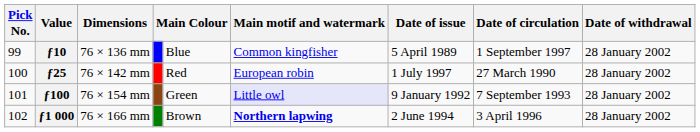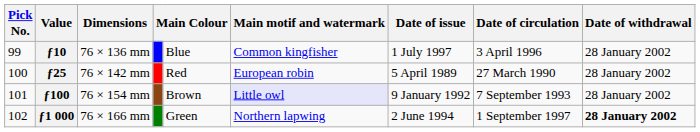(424, 51) 5 April 1989 -> (421, 51) 1 July 1997
(523, 51) 1 September 1997 -> (509, 51) 3 April 1996
(421, 73) 1 July 1997 -> (424, 73) 5 April 1989
(182, 94) Green -> (183, 94) Brown
(183, 115) Brown -> (182, 115) Green
(283, 115) bold -> (279, 115) normal
(509, 115) 3 April 1996 -> (523, 115) 1 September 1997
(628, 115) normal -> (631, 115) bold
